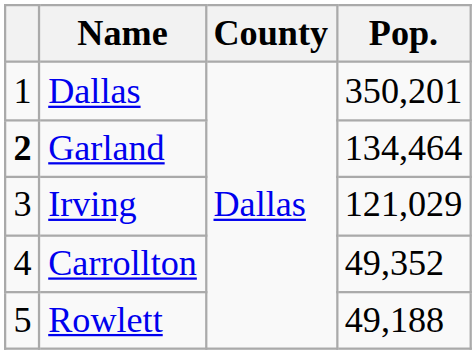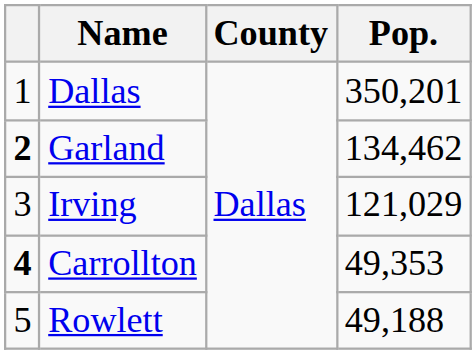(403, 147) 134,464 -> (403, 147) 134,462
(23, 262) normal -> (23, 262) bold
(394, 262) 49,352 -> (394, 262) 49,353
